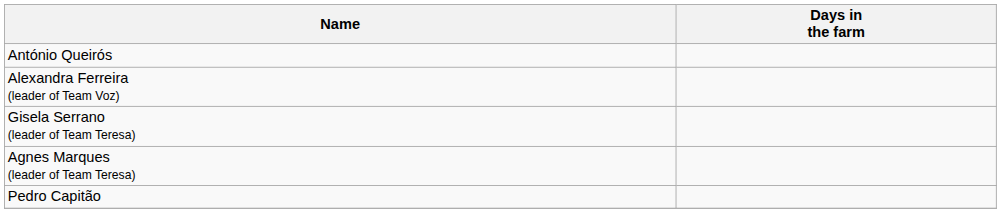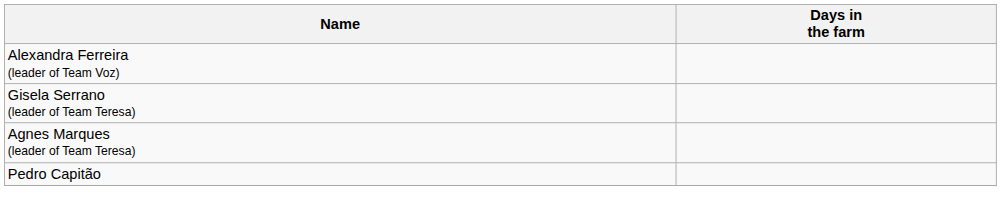- row: (60, 55)
